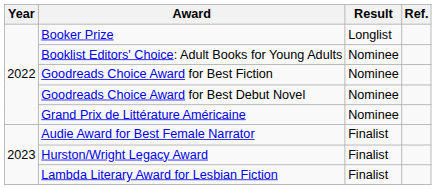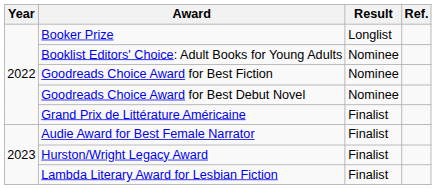(373, 114) Nominee -> (368, 114) Finalist
